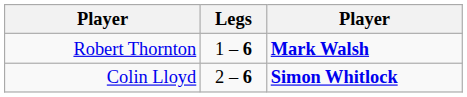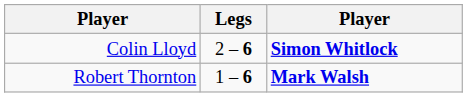rows swapped: (135, 48) <-> (152, 77)
